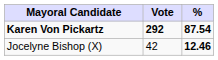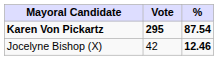(155, 30) 292 -> (155, 30) 295
